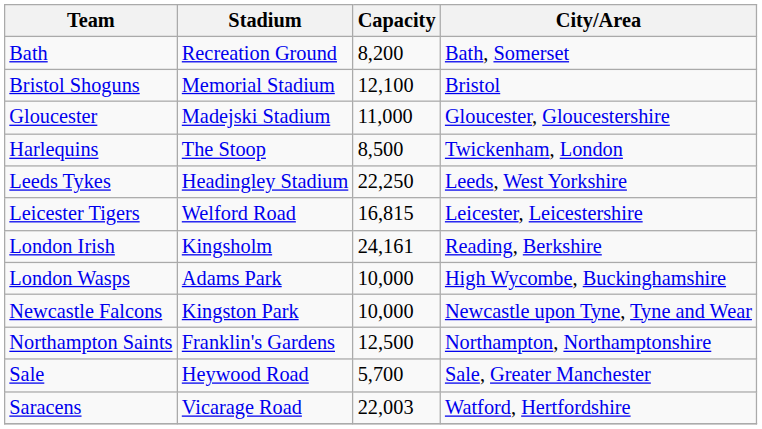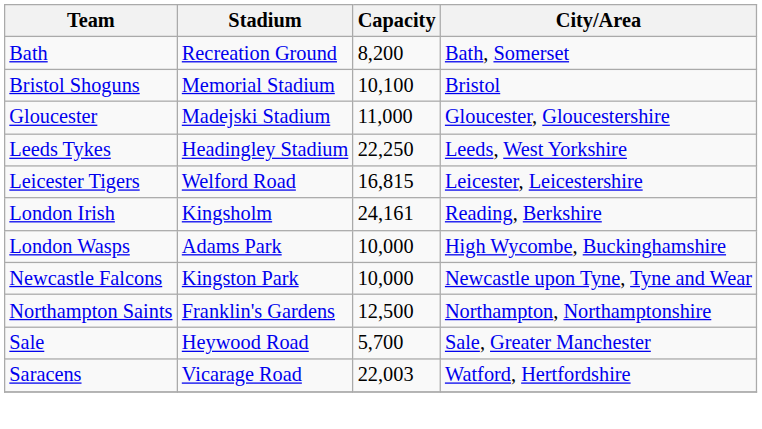(386, 85) 12,100 -> (386, 85) 10,100
- row: (54, 149)
